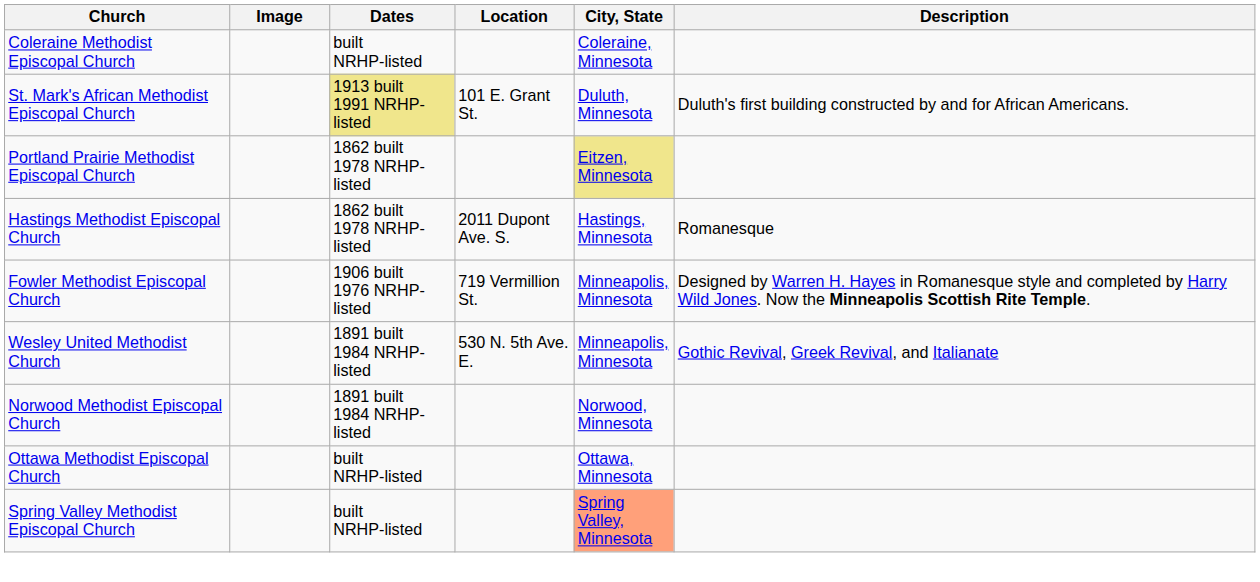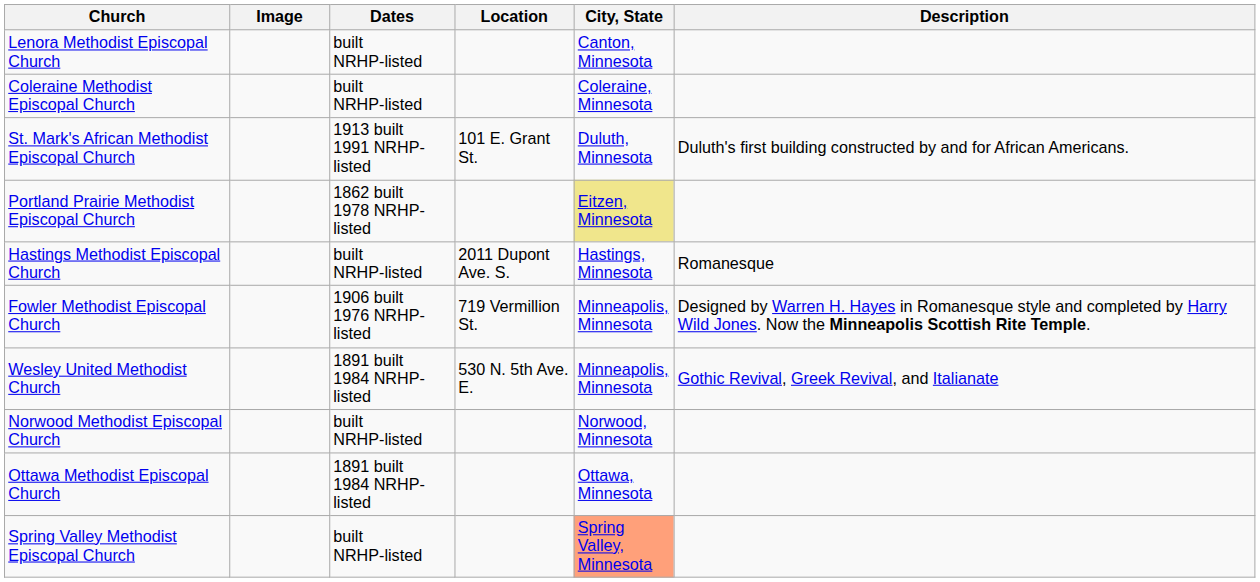+ row: (108, 52)
(379, 104) khaki background -> (379, 148) no background
(379, 228) 1862 built 1978 NRHP-listed -> (378, 263) built NRHP-listed
(379, 414) 1891 built 1984 NRHP-listed -> (378, 431) built NRHP-listed
(378, 467) built NRHP-listed -> (379, 484) 1891 built 1984 NRHP-listed
